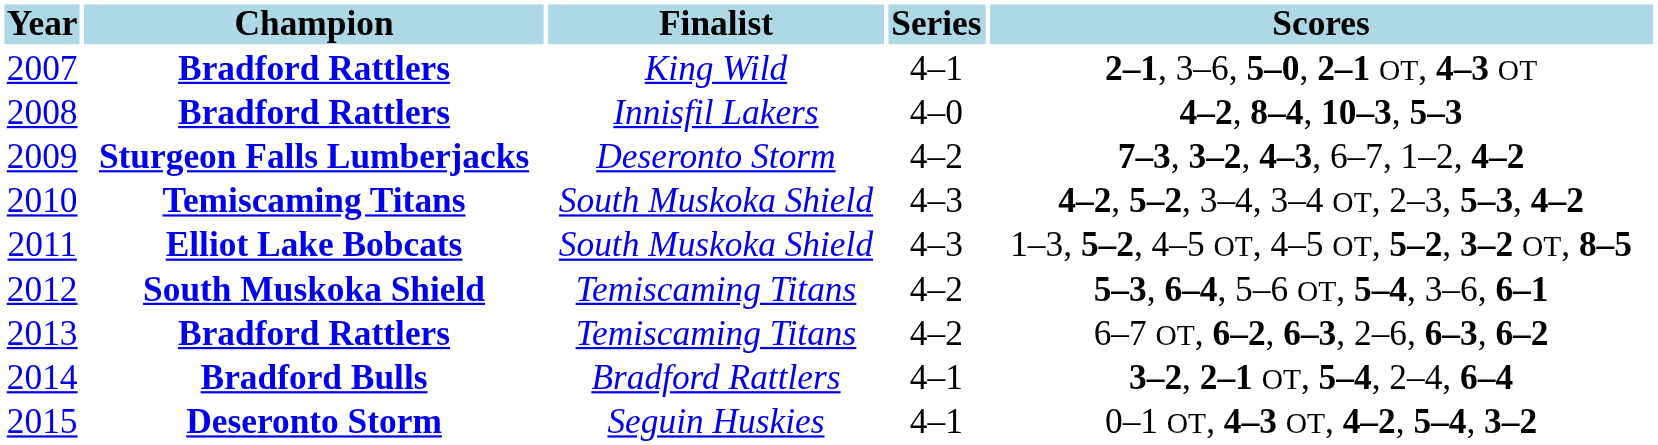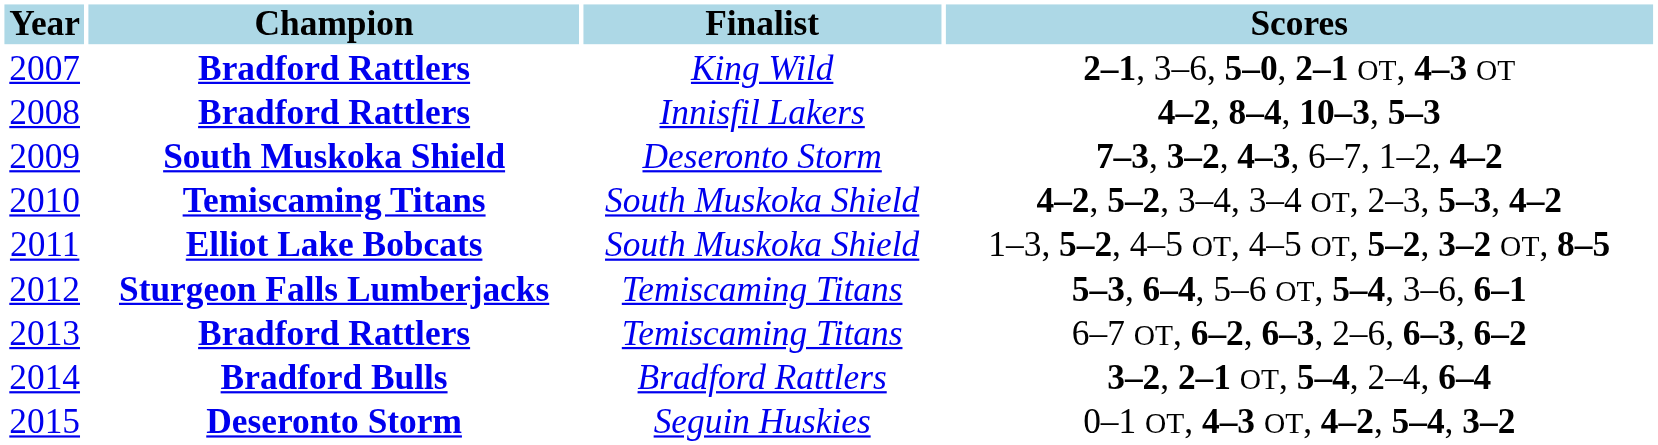- column: (936, 23)
(314, 156) Sturgeon Falls Lumberjacks -> (334, 156) South Muskoka Shield
(314, 288) South Muskoka Shield -> (334, 288) Sturgeon Falls Lumberjacks
